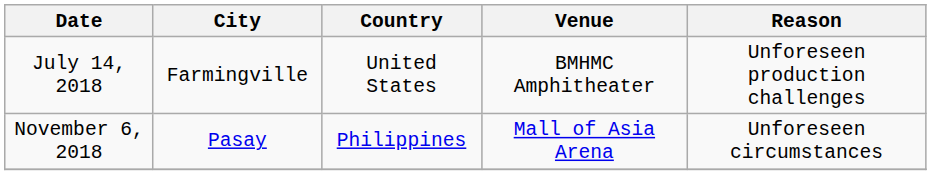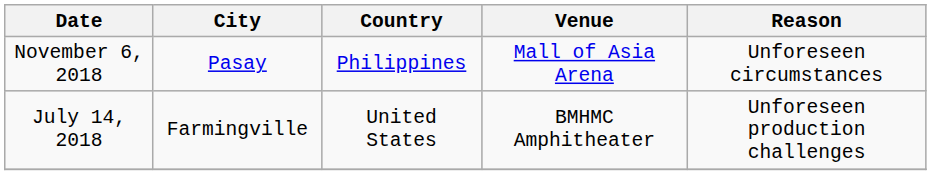rows swapped: (79, 75) <-> (79, 141)
